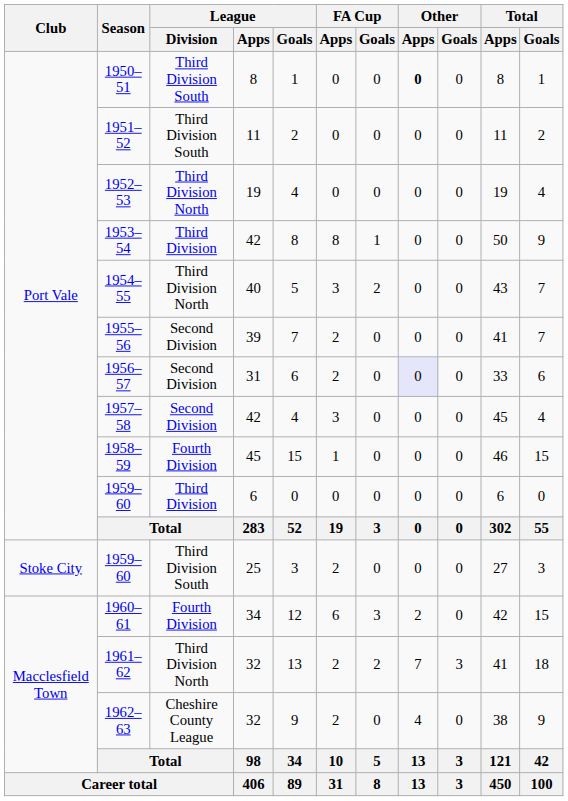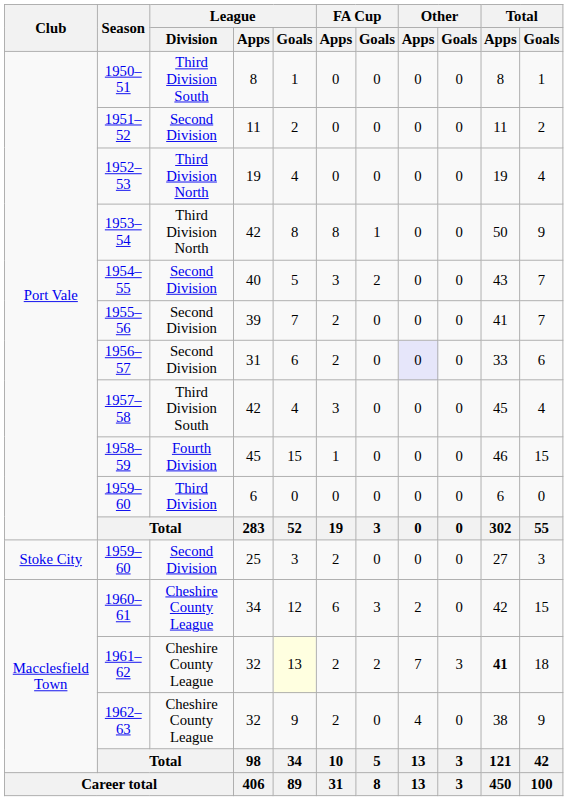(418, 79) bold -> (418, 79) normal
(192, 135) Third Division South -> (192, 127) Second Division
(192, 240) Third Division -> (192, 232) Third Division North
(192, 288) Third Division North -> (192, 280) Second Division
(192, 416) Second Division -> (192, 408) Third Division South
(192, 568) Third Division South -> (192, 559) Second Division
(192, 616) Fourth Division -> (192, 607) Cheshire County League
(192, 664) Third Division North -> (192, 664) Cheshire County League
(295, 664) no background -> (295, 664) lightyellow background
(500, 664) normal -> (500, 664) bold
